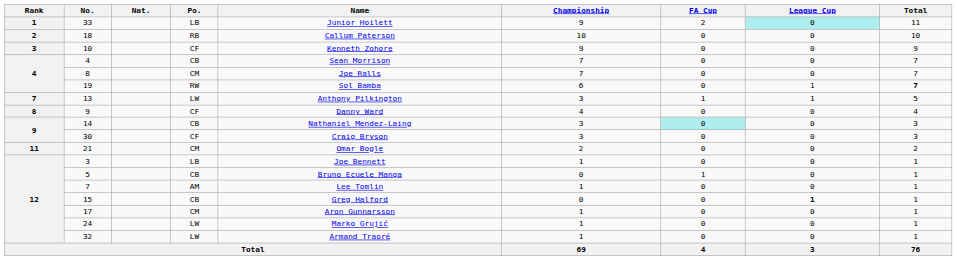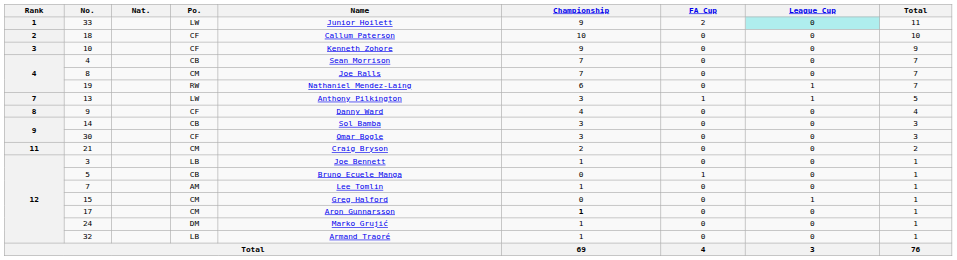(195, 23) LB -> (195, 23) LW
(195, 36) RB -> (195, 36) CF
(360, 86) Sol Bamba -> (360, 86) Nathaniel Mendez-Laing
(916, 86) bold -> (916, 86) normal
(360, 124) Nathaniel Mendez-Laing -> (360, 124) Sol Bamba
(703, 124) paleturquoise background -> (703, 124) no background
(360, 137) Craig Bryson -> (360, 137) Omar Bogle
(360, 149) Omar Bogle -> (360, 149) Craig Bryson
(195, 199) CB -> (195, 199) CM
(812, 199) bold -> (812, 199) normal
(581, 212) normal -> (581, 212) bold
(195, 224) LW -> (195, 224) DM
(195, 237) LW -> (195, 237) LB
